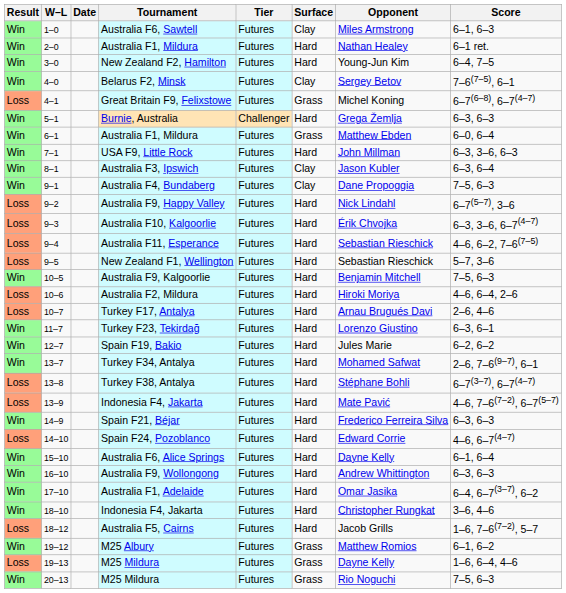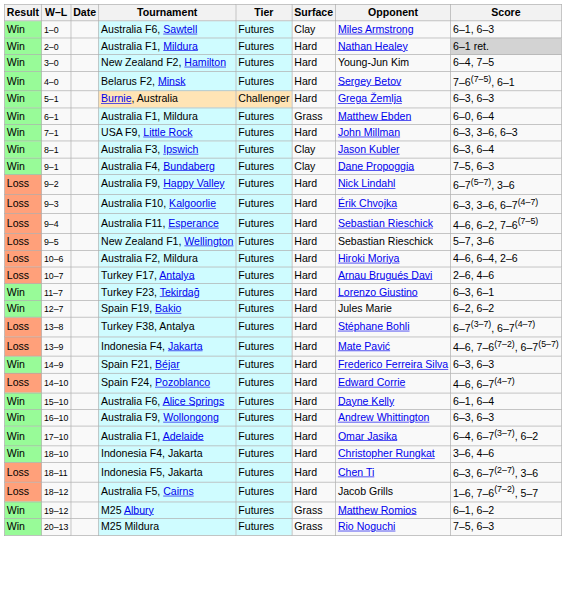(471, 46) no background -> (471, 46) lightgrey background
(305, 81) Clay -> (306, 81) Hard
- row: (51, 101)
- row: (54, 279)
- row: (54, 364)
+ row: (56, 473)
- row: (56, 564)
